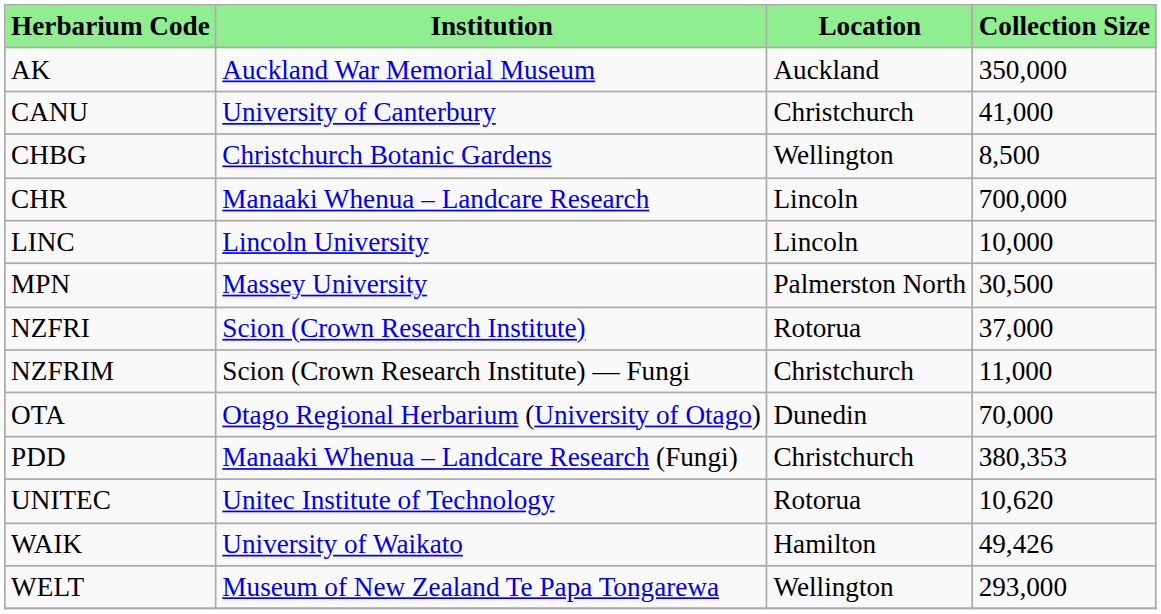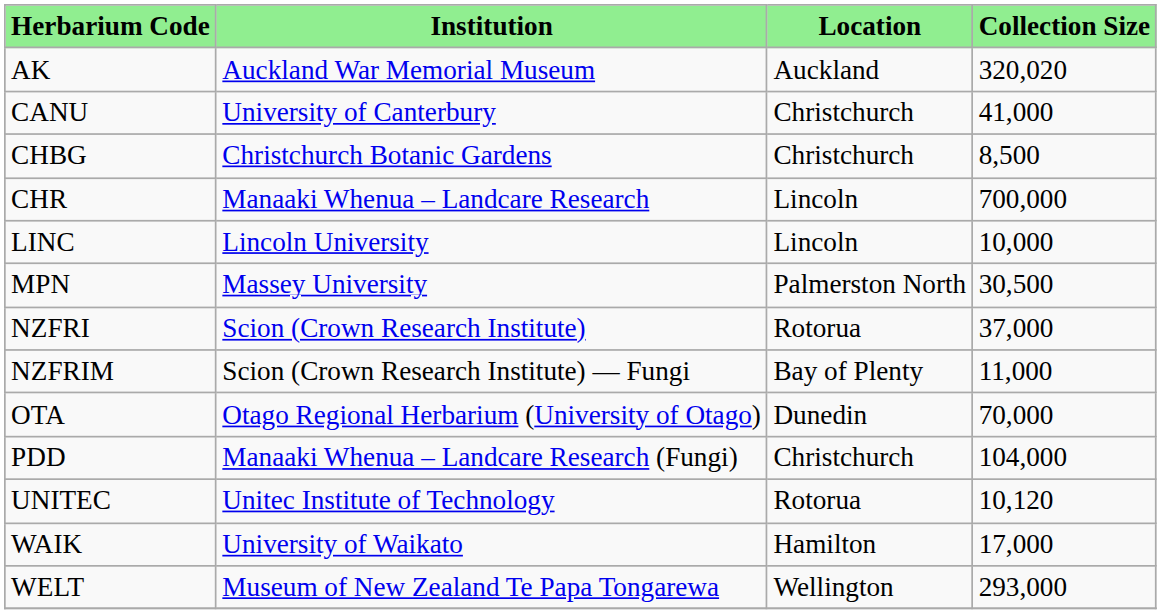(1023, 69) 350,000 -> (1023, 69) 320,020
(834, 155) Wellington -> (844, 155) Christchurch
(844, 371) Christchurch -> (848, 371) Bay of Plenty
(1023, 457) 380,353 -> (1023, 457) 104,000
(1016, 500) 10,620 -> (1016, 500) 10,120
(1016, 543) 49,426 -> (1016, 543) 17,000
